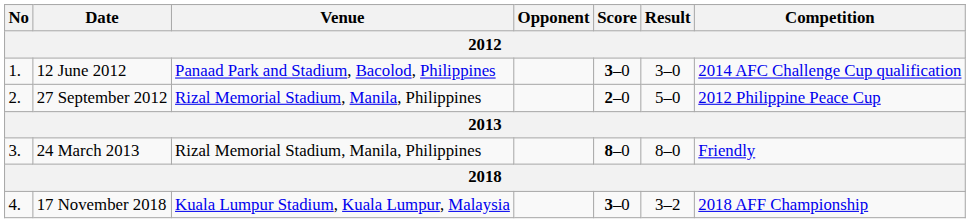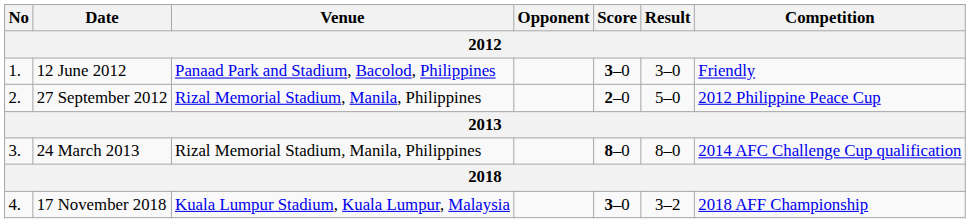(830, 71) 2014 AFC Challenge Cup qualification -> (727, 71) Friendly
(727, 151) Friendly -> (830, 151) 2014 AFC Challenge Cup qualification
